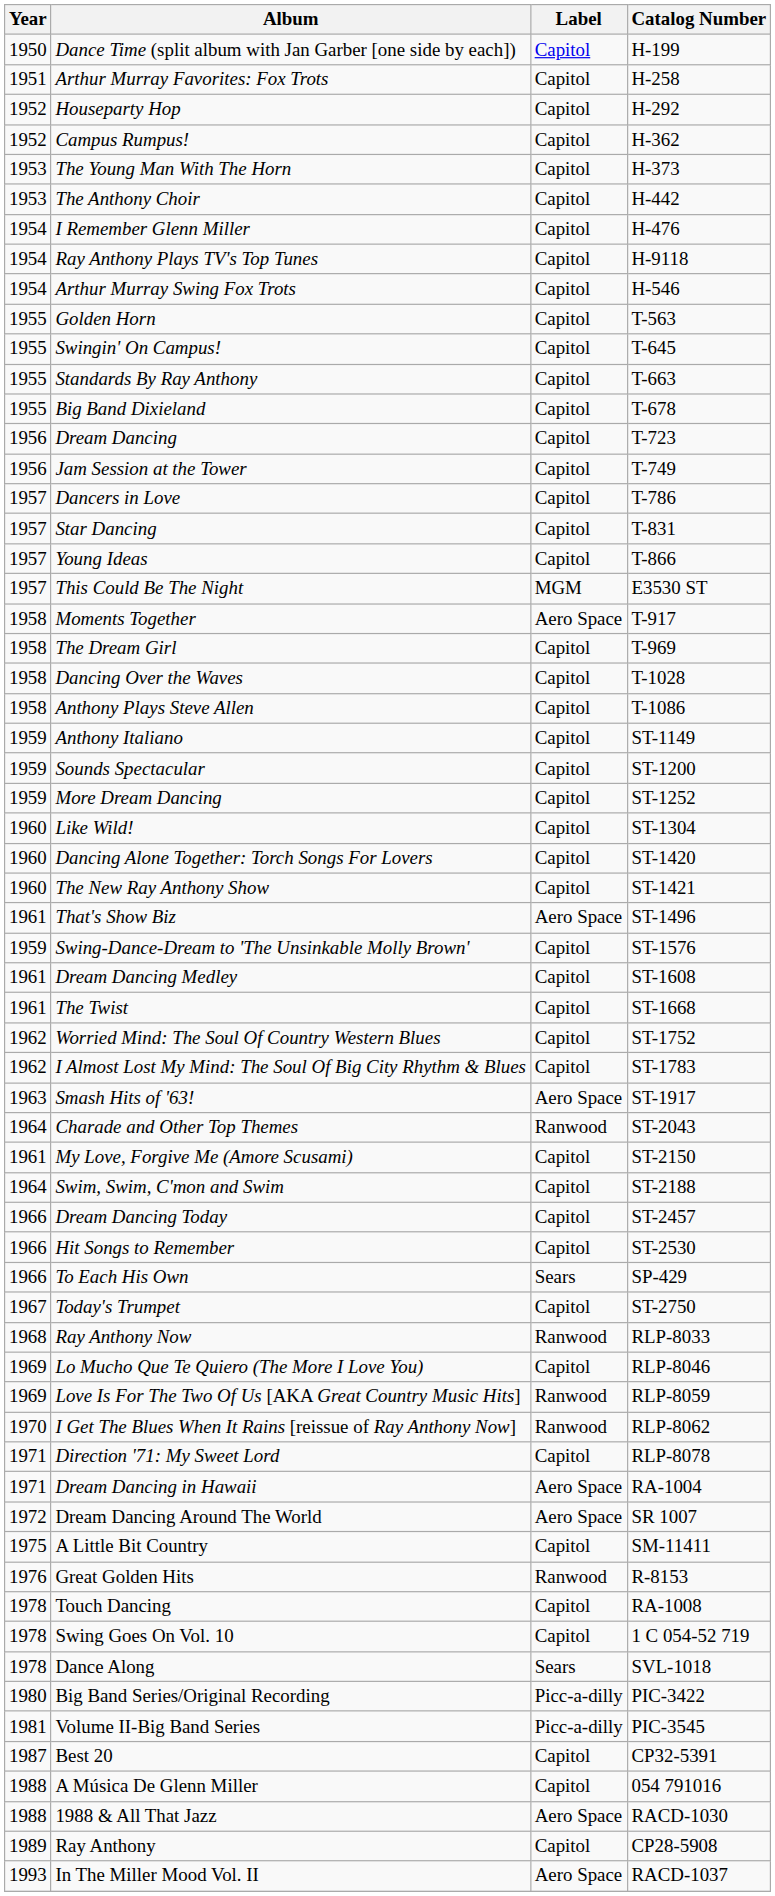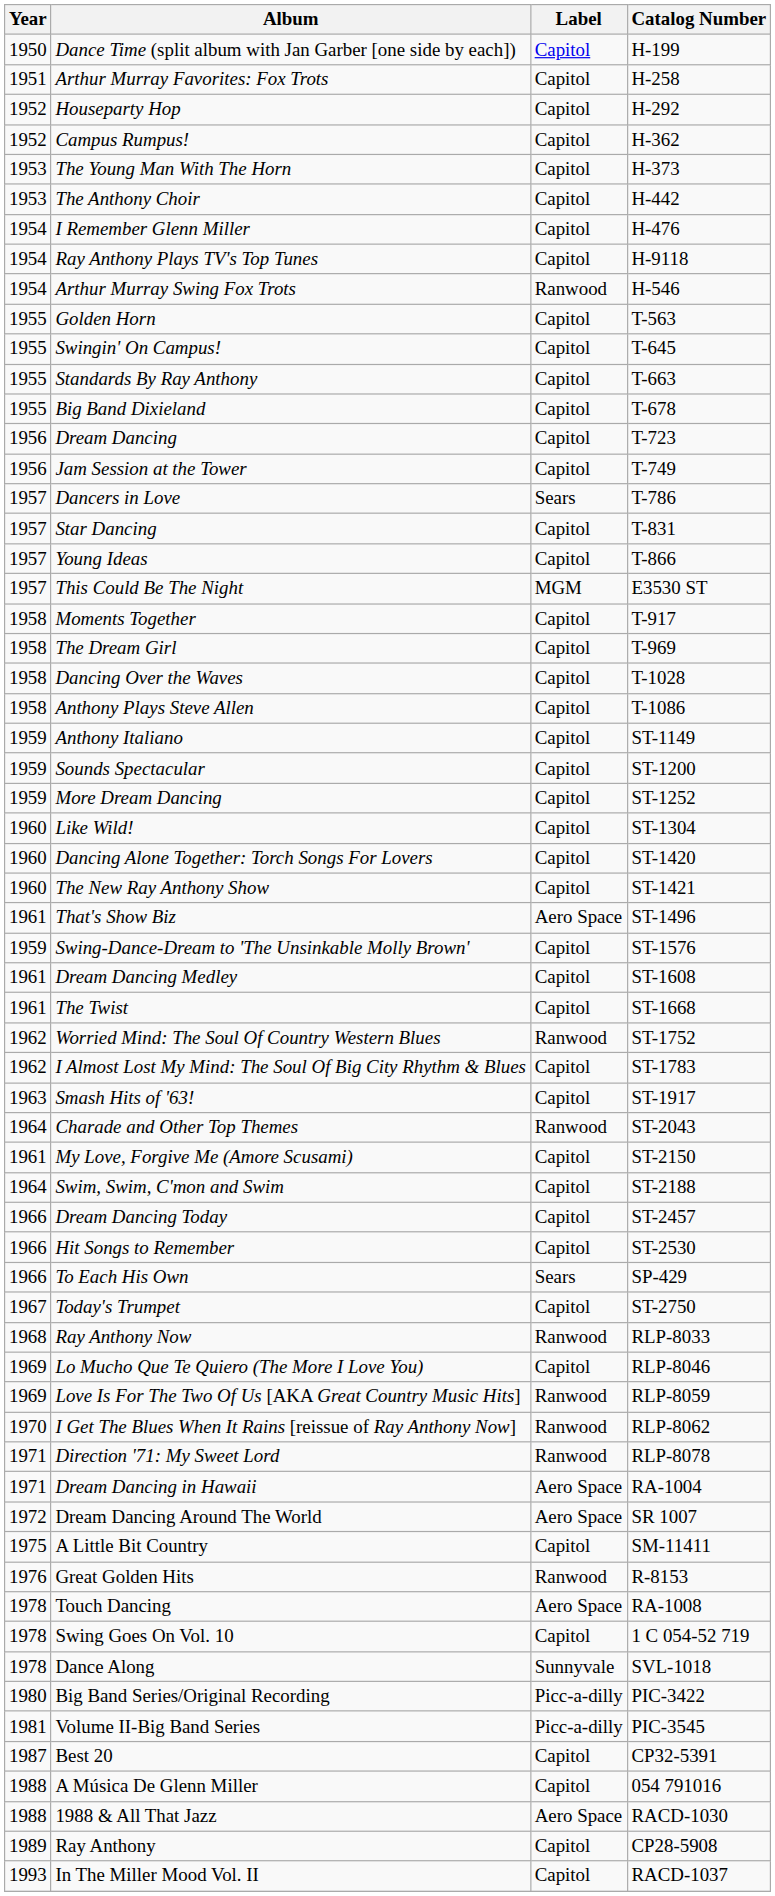(562, 288) Capitol -> (571, 288) Ranwood
(562, 498) Capitol -> (555, 498) Sears
(578, 618) Aero Space -> (562, 618) Capitol
(562, 1037) Capitol -> (571, 1037) Ranwood
(578, 1097) Aero Space -> (562, 1097) Capitol
(562, 1456) Capitol -> (571, 1456) Ranwood
(562, 1606) Capitol -> (578, 1606) Aero Space
(555, 1666) Sears -> (575, 1666) Sunnyvale
(578, 1875) Aero Space -> (562, 1875) Capitol
